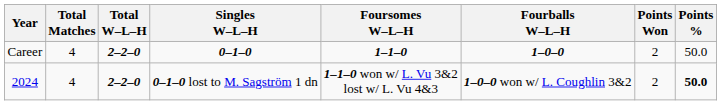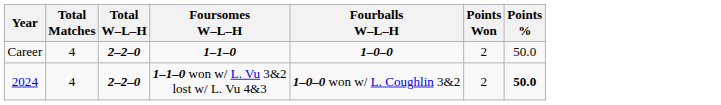- column: (235, 23)
